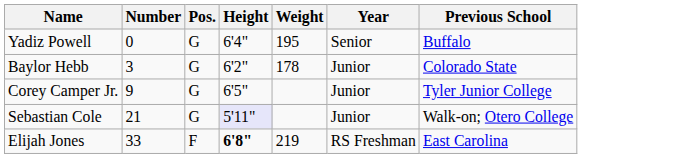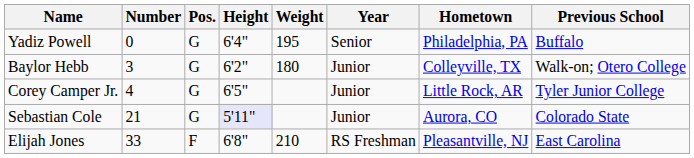+ column: (476, 16)
(287, 66) 178 -> (287, 66) 180
(470, 66) Colorado State -> (611, 66) Walk-on; Otero College
(129, 91) 9 -> (129, 91) 4
(498, 116) Walk-on; Otero College -> (582, 116) Colorado State
(238, 141) bold -> (236, 141) normal
(287, 141) 219 -> (287, 141) 210
